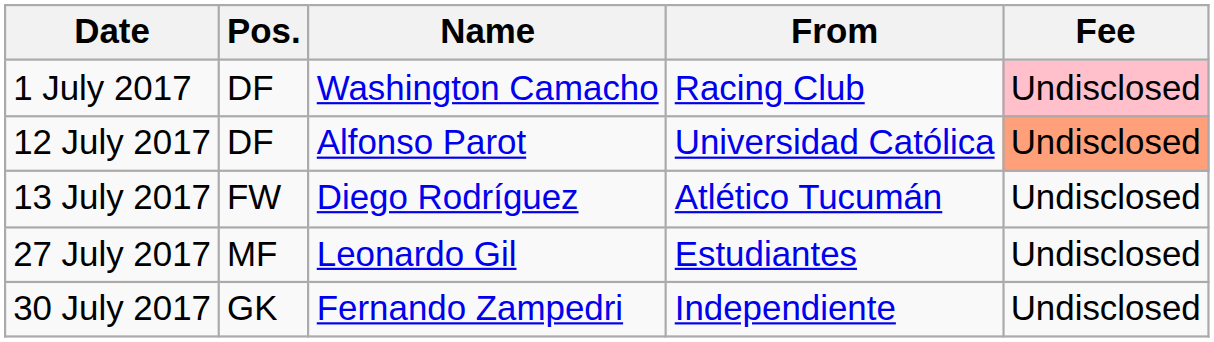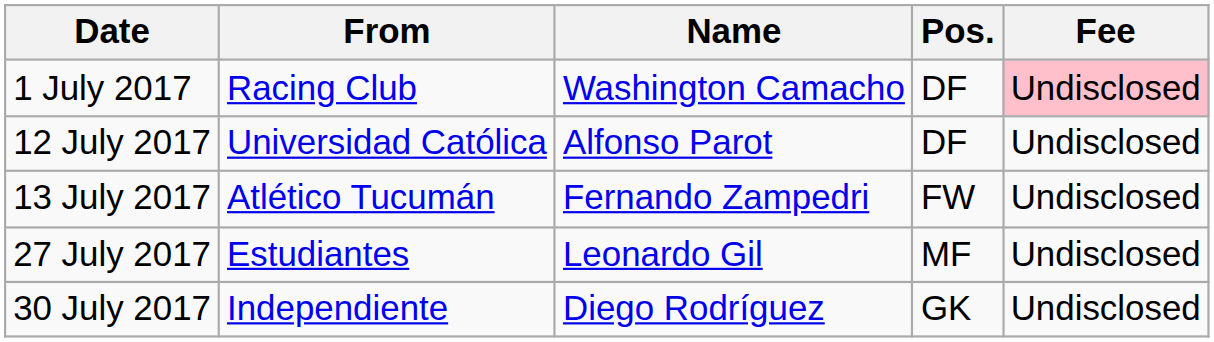columns swapped: (264, 32) <-> (835, 32)
(1106, 142) lightsalmon background -> (1106, 142) no background
(448, 198) Diego Rodríguez -> (716, 198) Fernando Zampedri
(470, 308) Fernando Zampedri -> (694, 308) Diego Rodríguez
